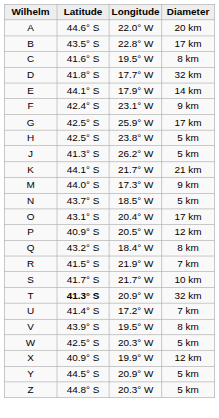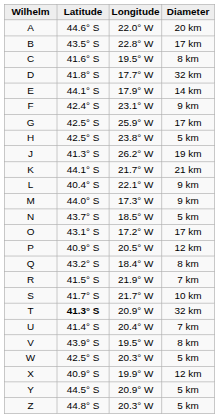(188, 153) 5 km -> (188, 153) 19 km
+ row: (31, 185)
(136, 216) 20.4° W -> (136, 232) 17.2° W
(136, 311) 17.2° W -> (136, 327) 20.4° W
